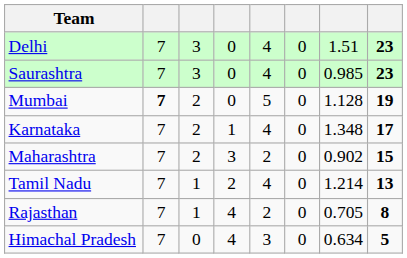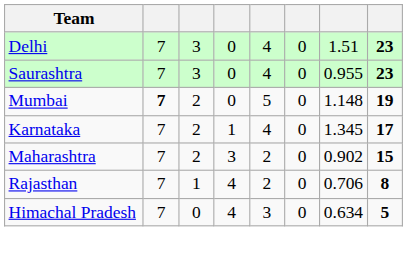(343, 73) 0.985 -> (343, 73) 0.955
(343, 101) 1.128 -> (343, 101) 1.148
(343, 128) 1.348 -> (343, 128) 1.345
- row: (50, 184)
(343, 211) 0.705 -> (343, 184) 0.706
